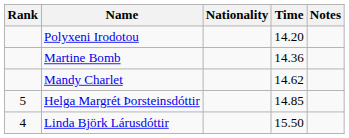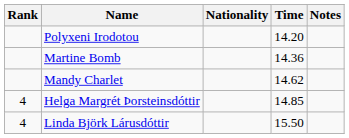(23, 101) 5 -> (23, 101) 4
